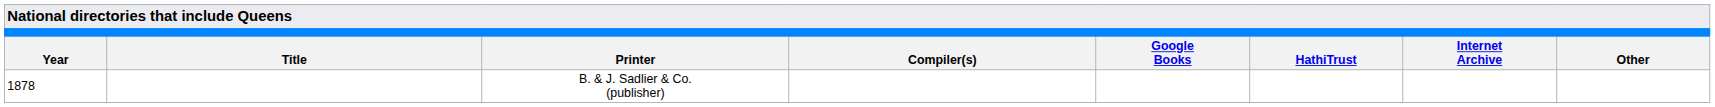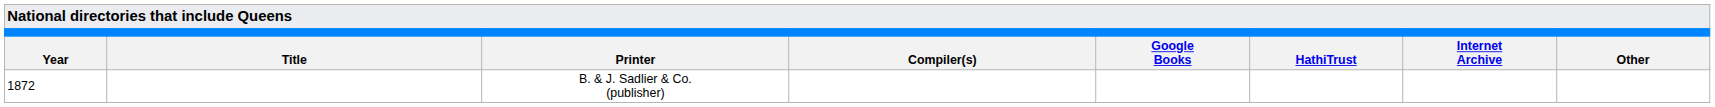(21, 86) 1878 -> (21, 86) 1872
